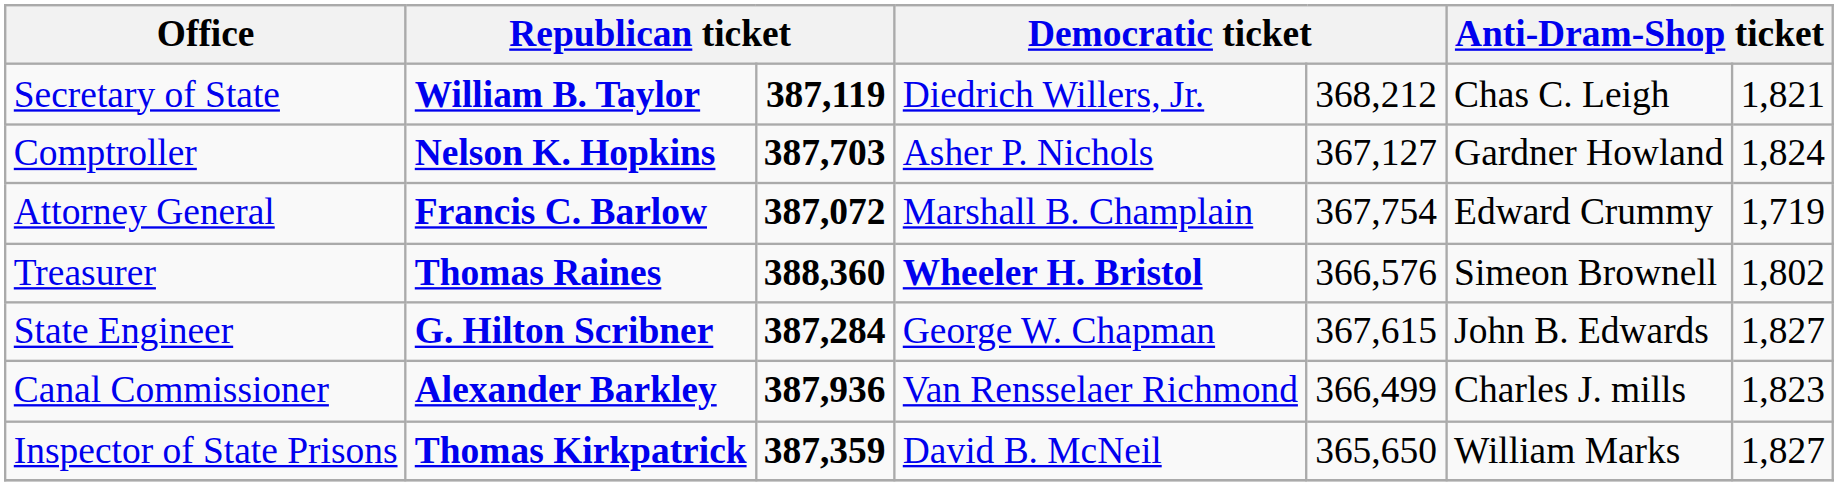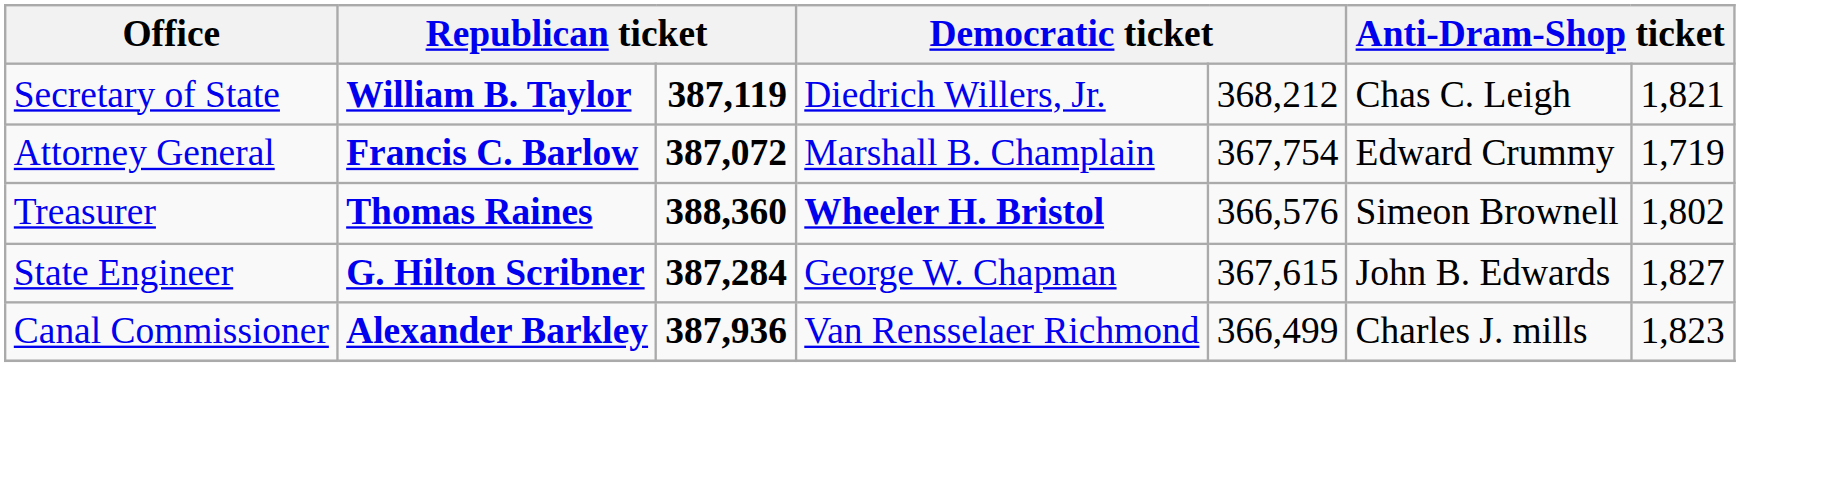- row: (105, 152)
- row: (206, 449)
